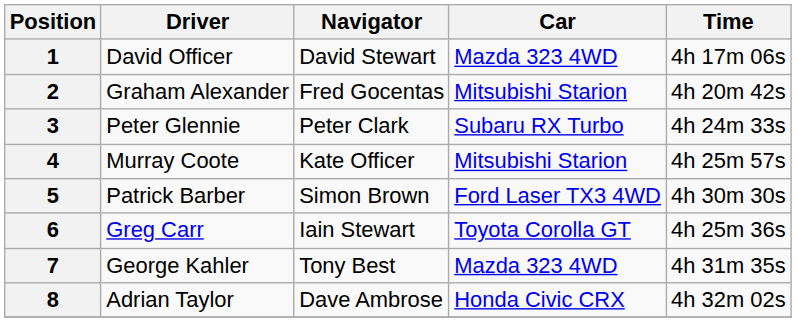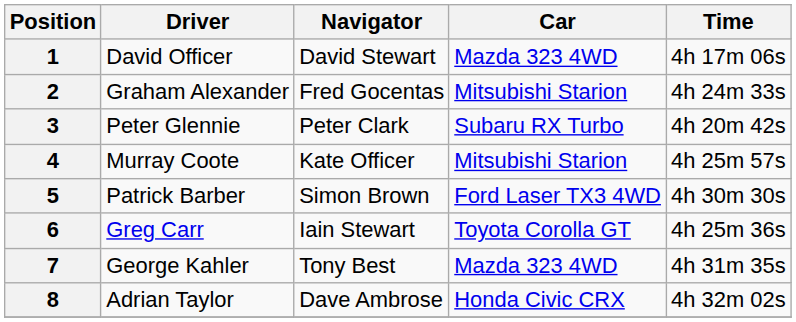(728, 91) 4h 20m 42s -> (728, 91) 4h 24m 33s
(728, 126) 4h 24m 33s -> (728, 126) 4h 20m 42s
